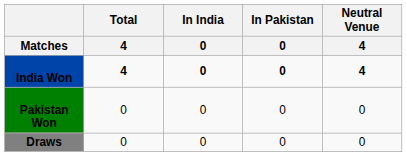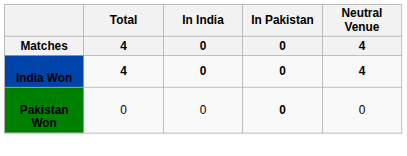(282, 110) normal -> (282, 110) bold
- row: (44, 142)
